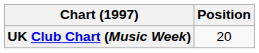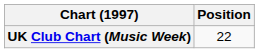(224, 36) 20 -> (224, 36) 22
